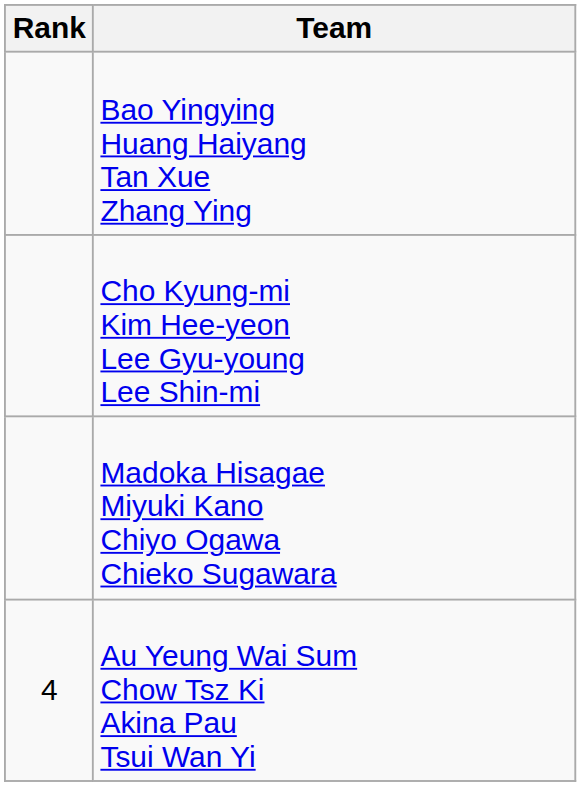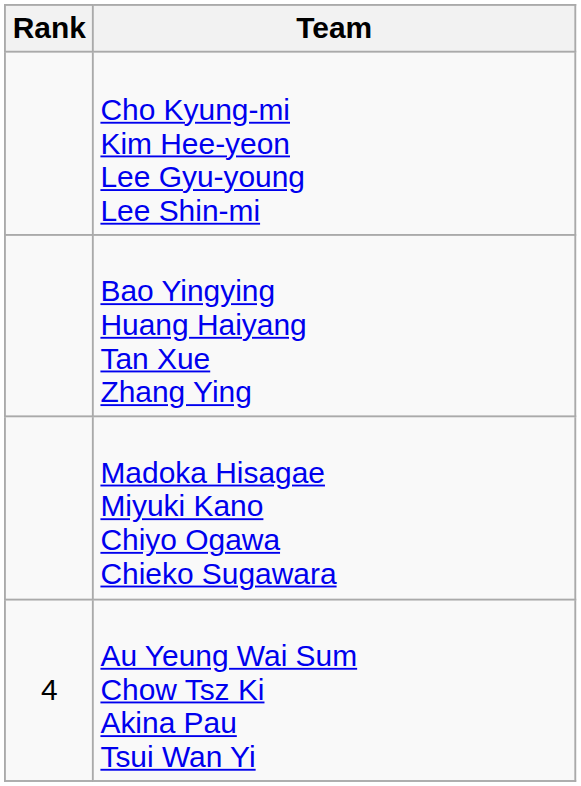rows swapped: (204, 159) <-> (203, 341)
